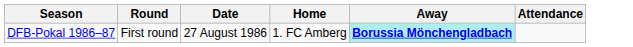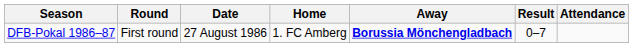+ column: (536, 14)
(432, 33) paleturquoise background -> (432, 33) no background
